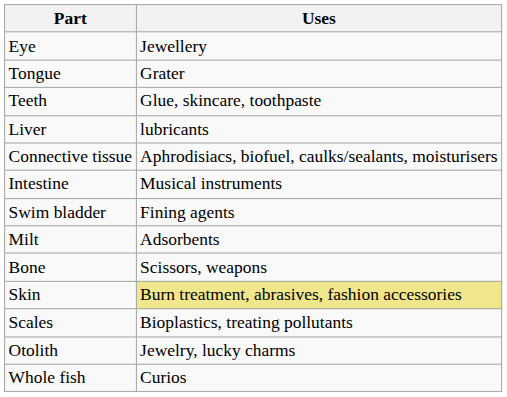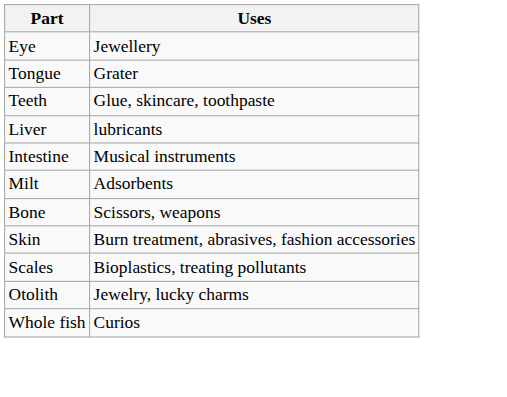- row: (70, 156)
- row: (57, 211)
(301, 294) khaki background -> (254, 239) no background
